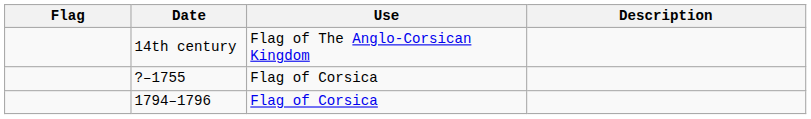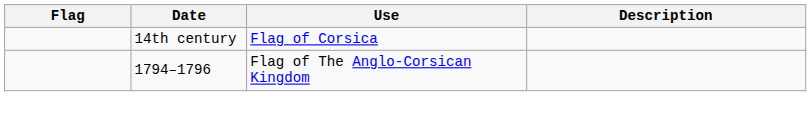(361, 47) Flag of The Anglo-Corsican Kingdom -> (314, 39) Flag of Corsica
- row: (160, 79)
(314, 102) Flag of Corsica -> (361, 70) Flag of The Anglo-Corsican Kingdom
